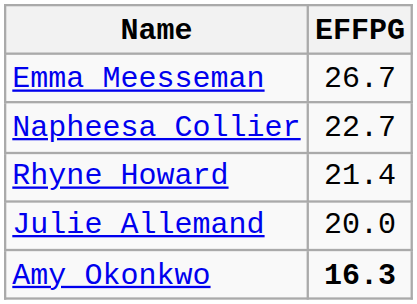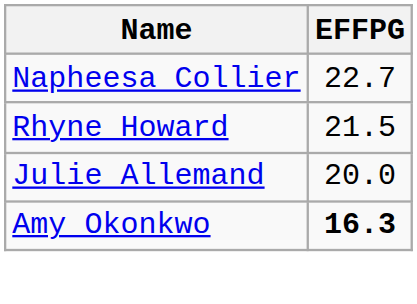- row: (138, 79)
(360, 176) 21.4 -> (360, 128) 21.5
